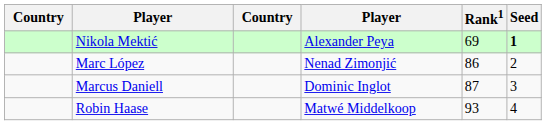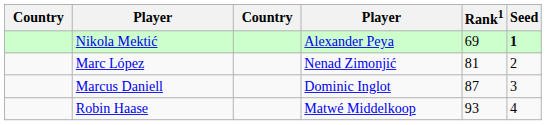(472, 64) 86 -> (472, 64) 81
